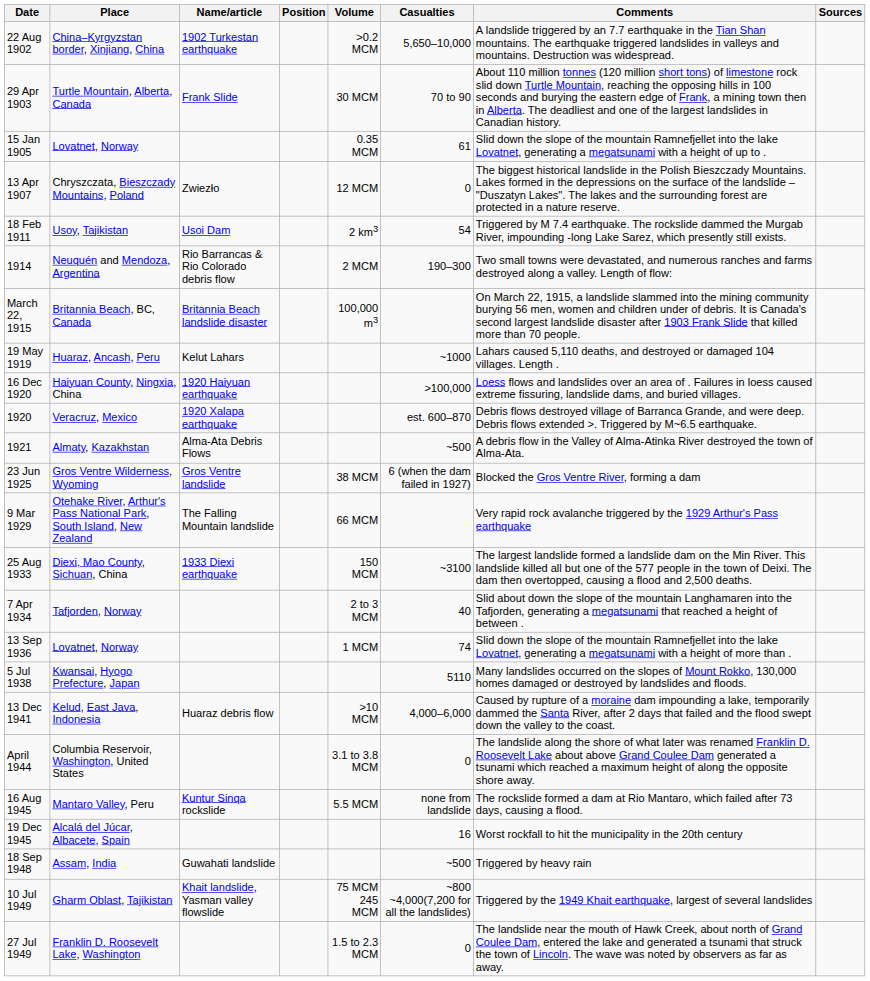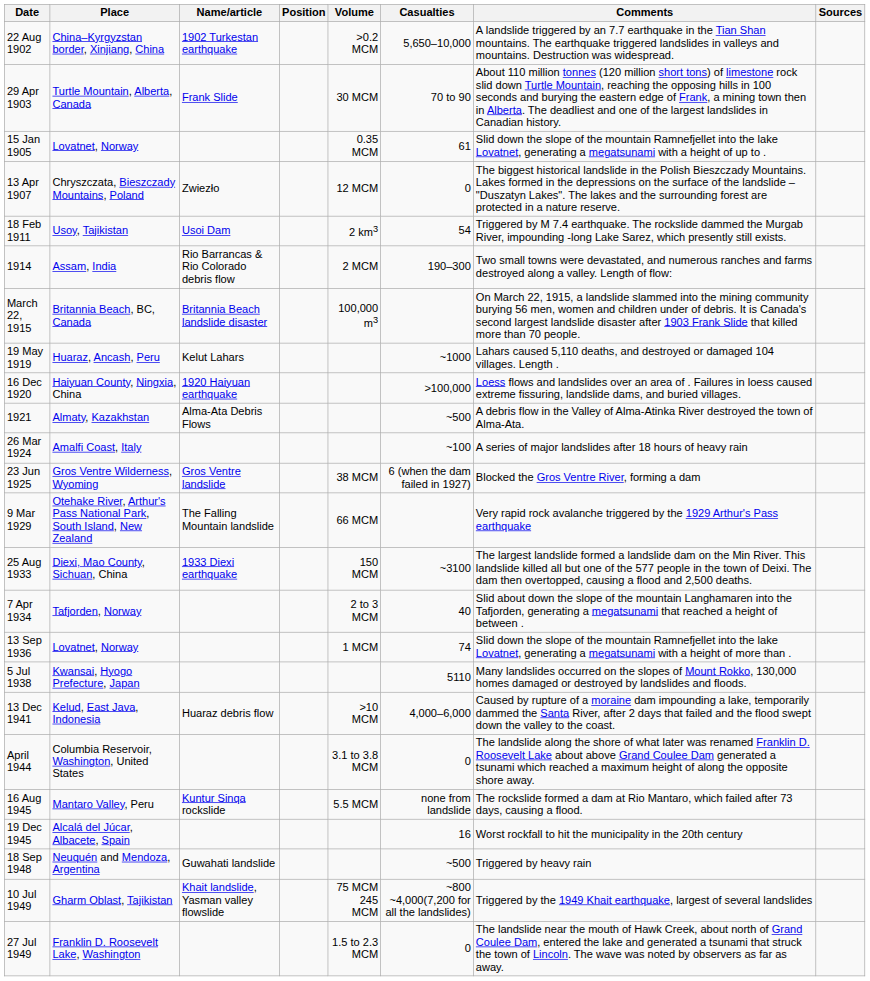(111, 267) Neuquén and Mendoza, Argentina -> (84, 267) Assam, India
- row: (19, 418)
+ row: (24, 448)
(84, 864) Assam, India -> (111, 864) Neuquén and Mendoza, Argentina
